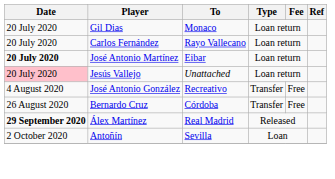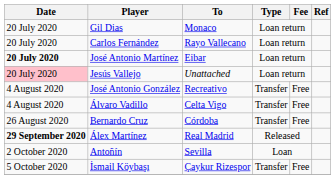+ row: (119, 105)
+ row: (120, 167)
